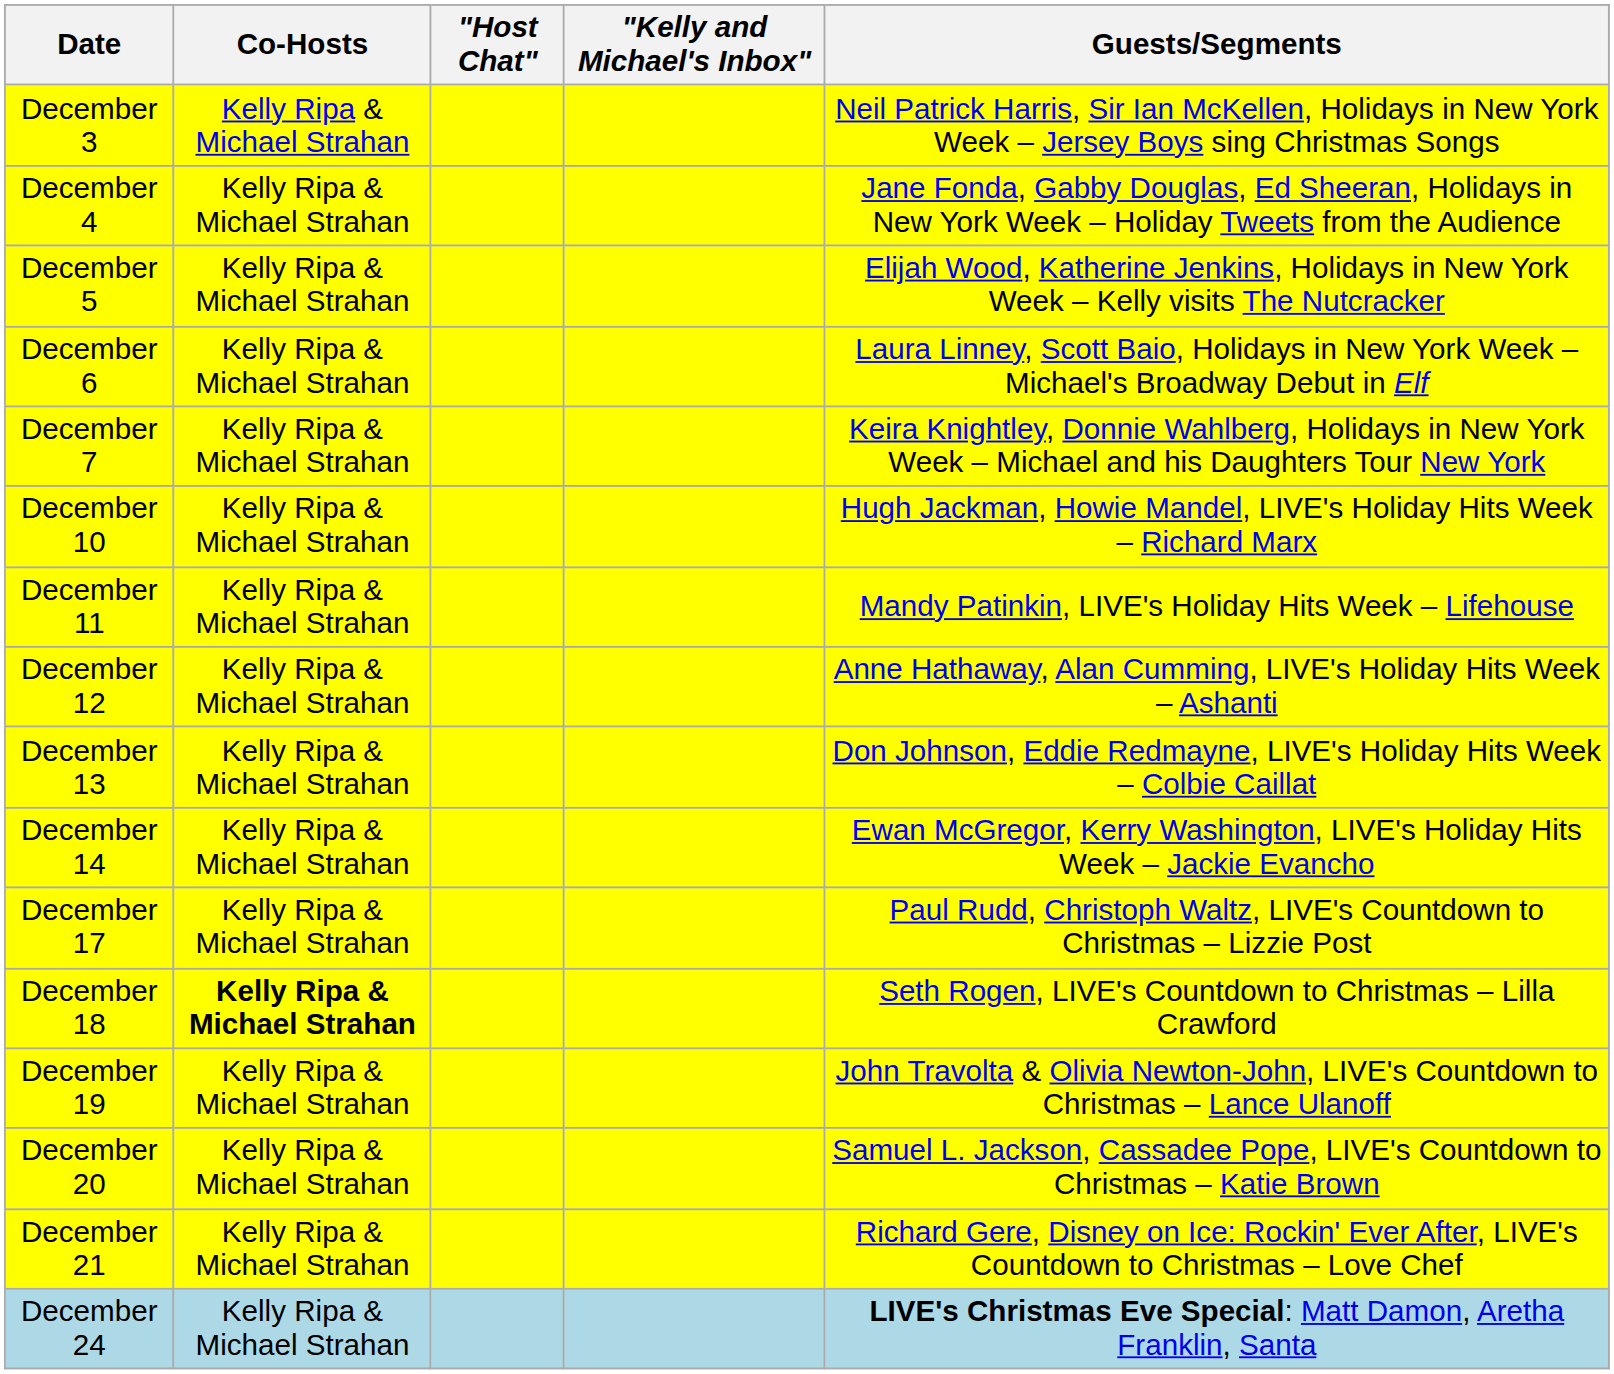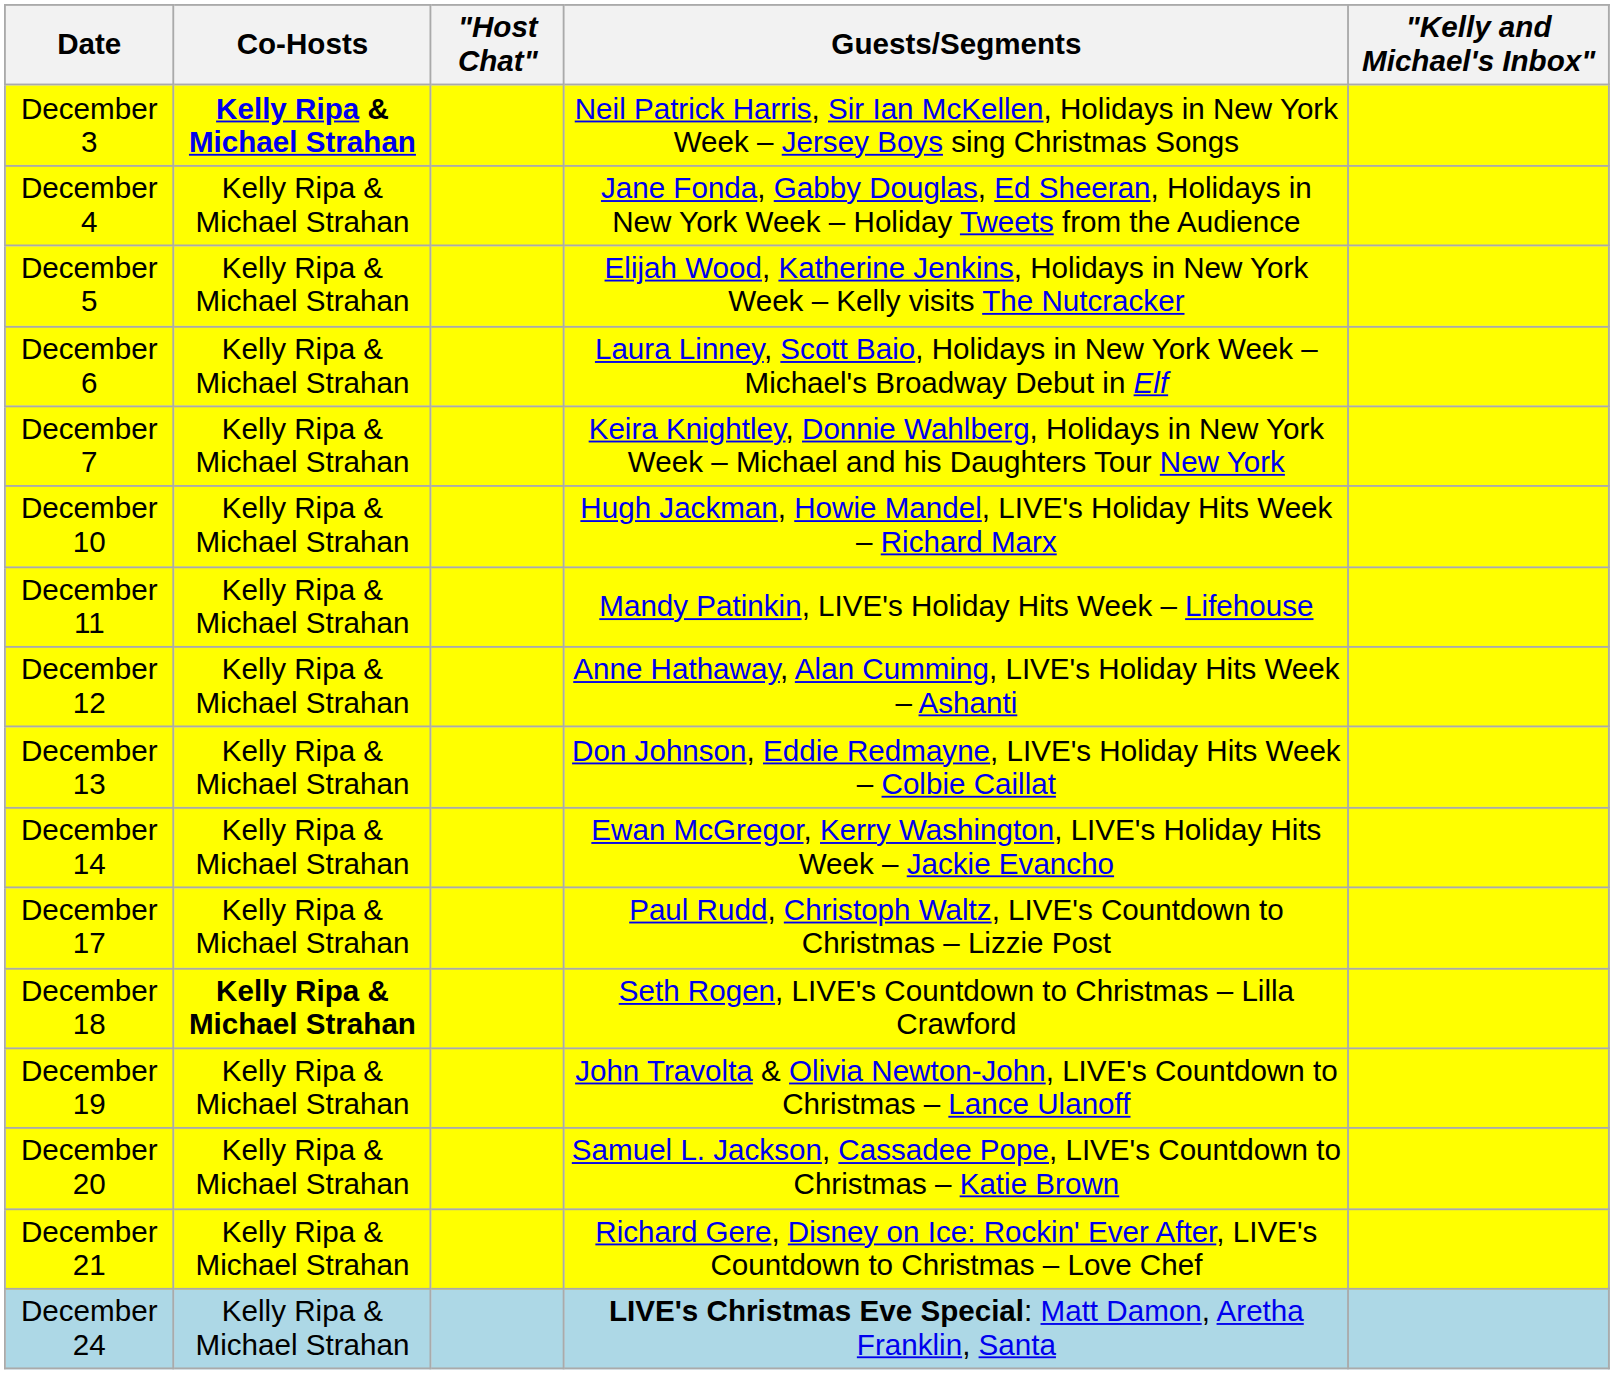columns swapped: (1217, 44) <-> (695, 44)
(302, 124) normal -> (302, 124) bold
